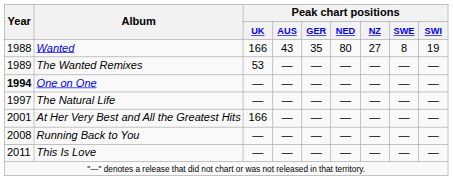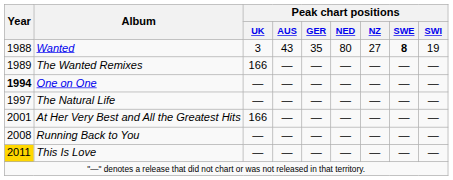(258, 48) 166 -> (258, 48) 3
(404, 48) normal -> (404, 48) bold
(258, 65) 53 -> (258, 65) 166
(19, 153) no background -> (19, 153) gold background
